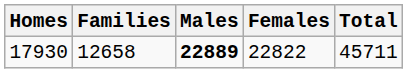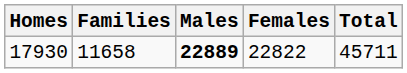(106, 52) 12658 -> (106, 52) 11658
